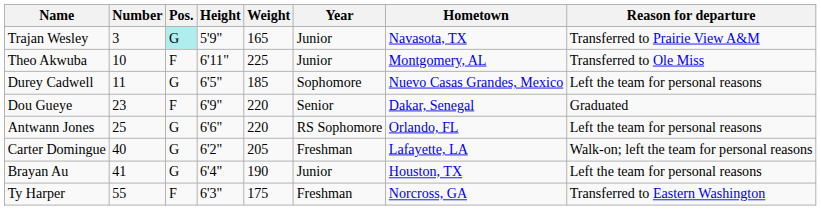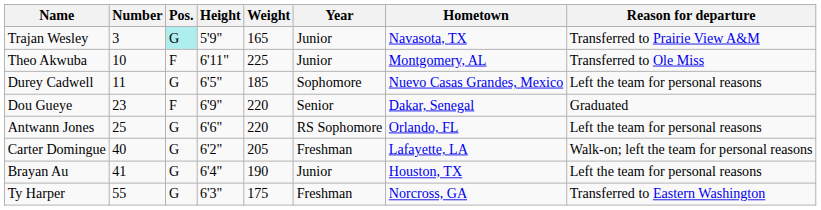(173, 194) F -> (174, 194) G
